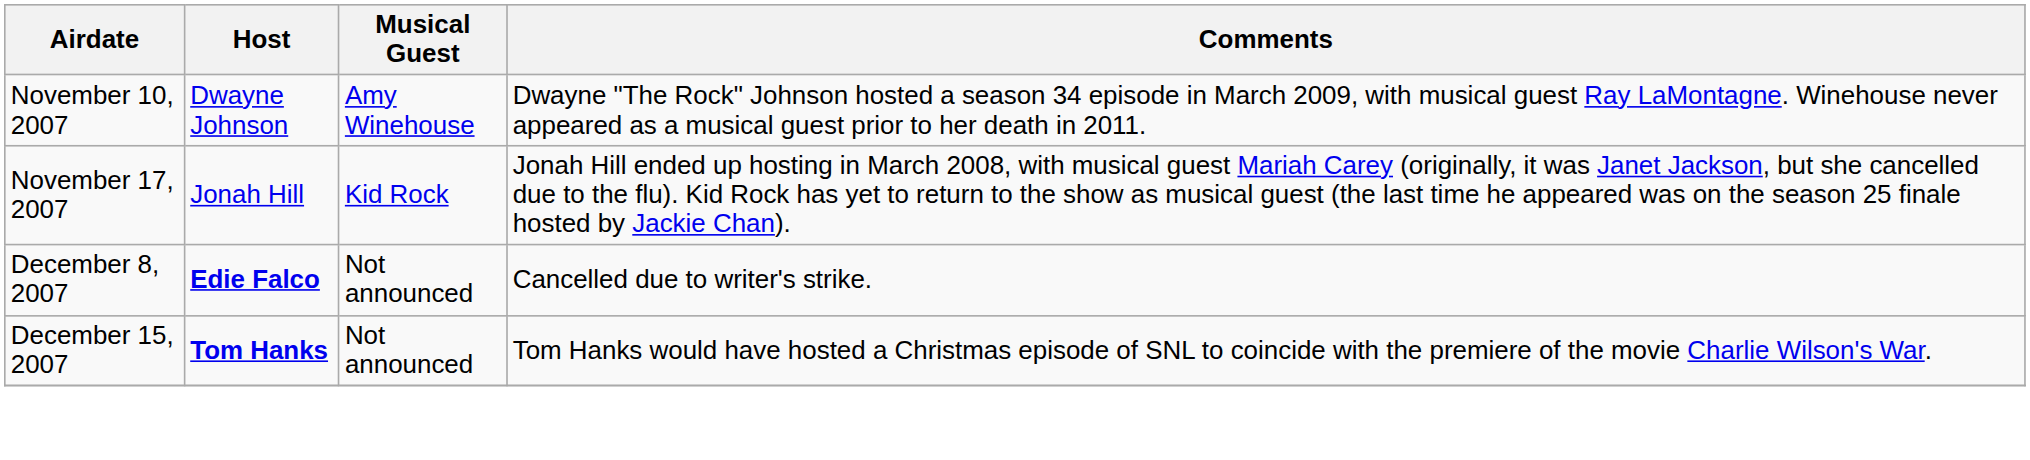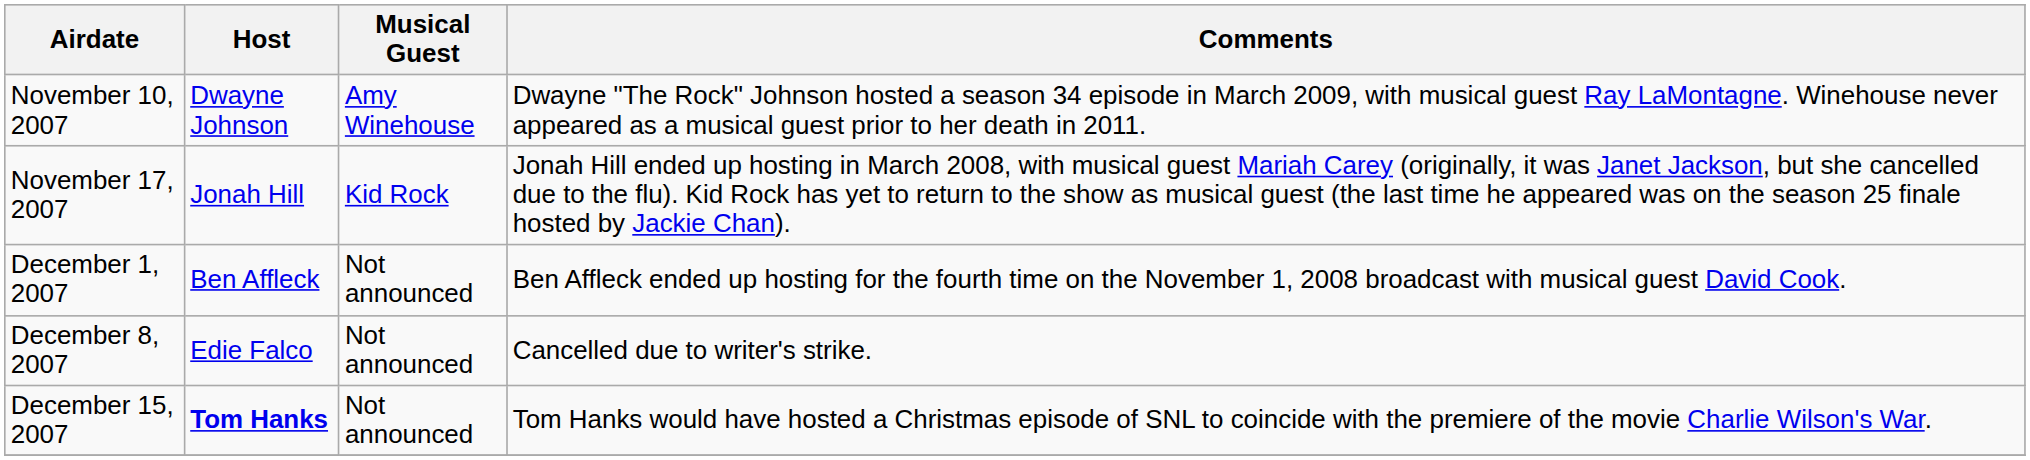+ row: (85, 279)
(255, 279) bold -> (251, 349) normal
